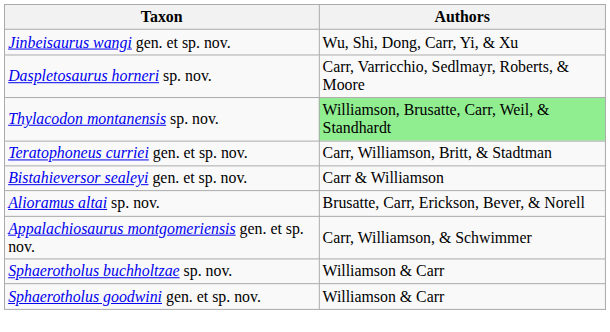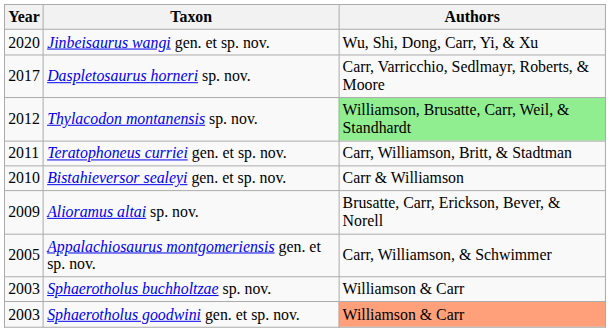+ column: (24, 17)
(383, 296) no background -> (403, 314) lightsalmon background
